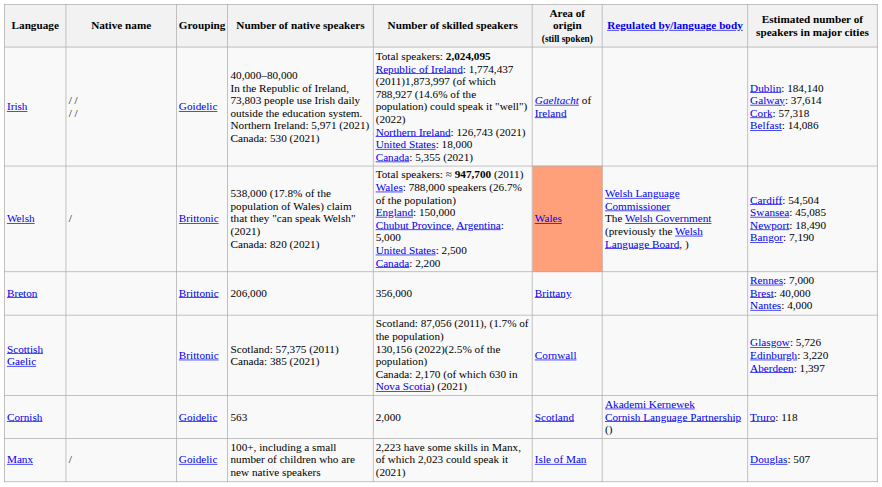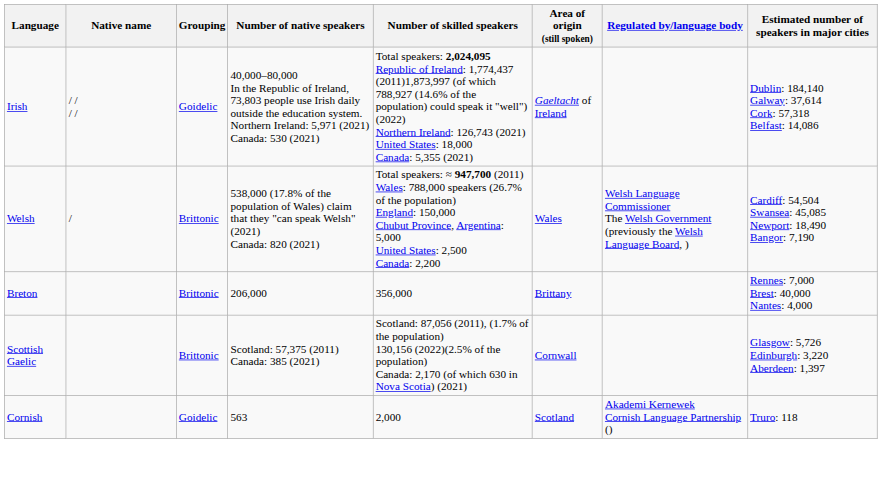(548, 219) lightsalmon background -> (548, 219) no background
- row: (20, 460)
